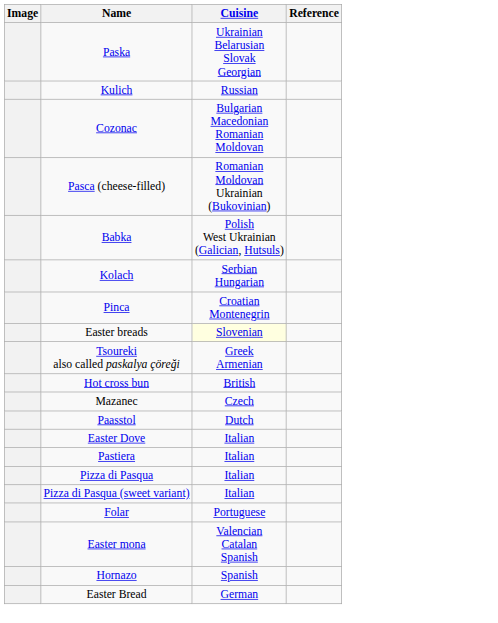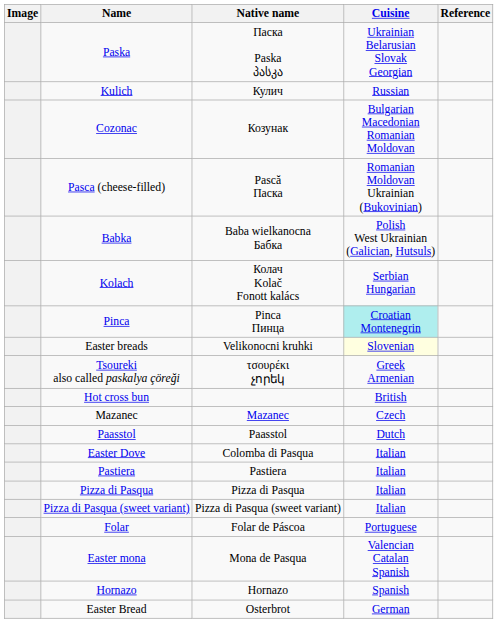+ column: (268, 13)
(239, 307) no background -> (391, 321) paleturquoise background
